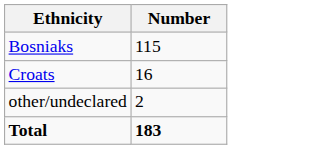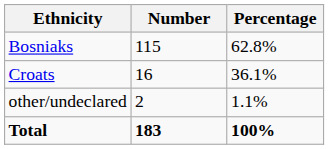+ column: (275, 18)
